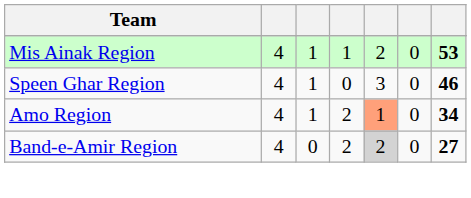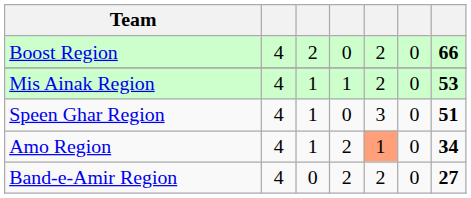+ row: (63, 51)
(448, 83) 46 -> (448, 114) 51
(381, 146) lightgrey background -> (381, 177) no background
